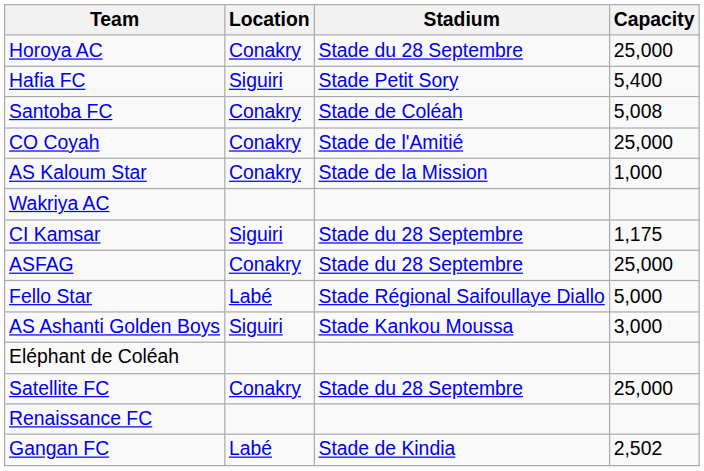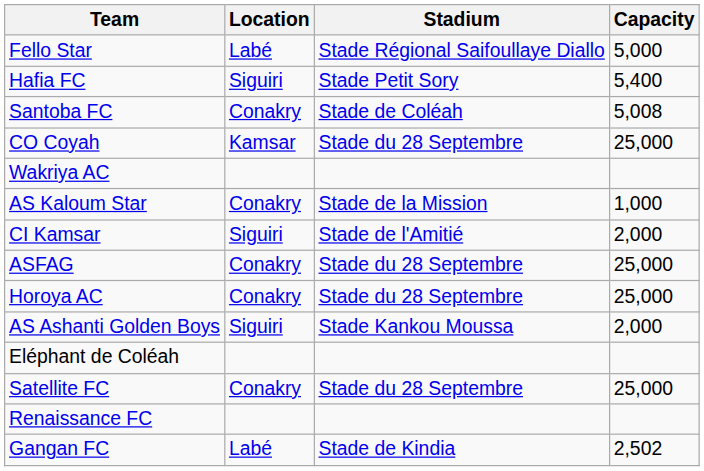rows swapped: (56, 50) <-> (50, 296)
(265, 142) Conakry -> (262, 142) Kamsar
(391, 142) Stade de l'Amitié -> (421, 142) Stade du 28 Septembre
rows swapped: (59, 204) <-> (78, 173)
(421, 234) Stade du 28 Septembre -> (391, 234) Stade de l'Amitié
(638, 234) 1,175 -> (638, 234) 2,000
(638, 326) 3,000 -> (638, 326) 2,000
